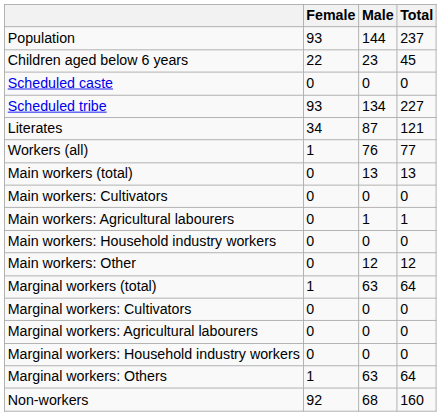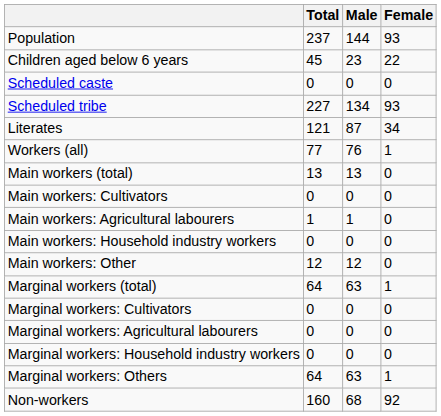columns swapped: (417, 15) <-> (331, 15)
